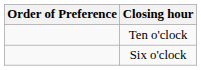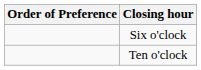rows swapped: (158, 55) <-> (158, 34)
